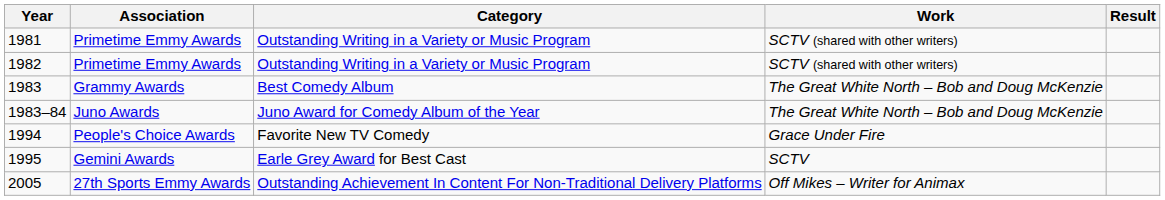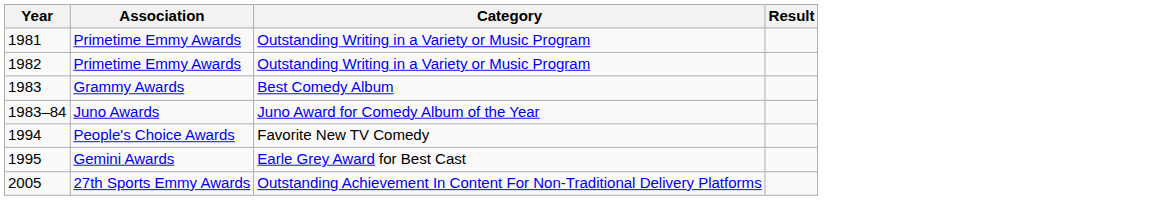- column: (936, 16)
